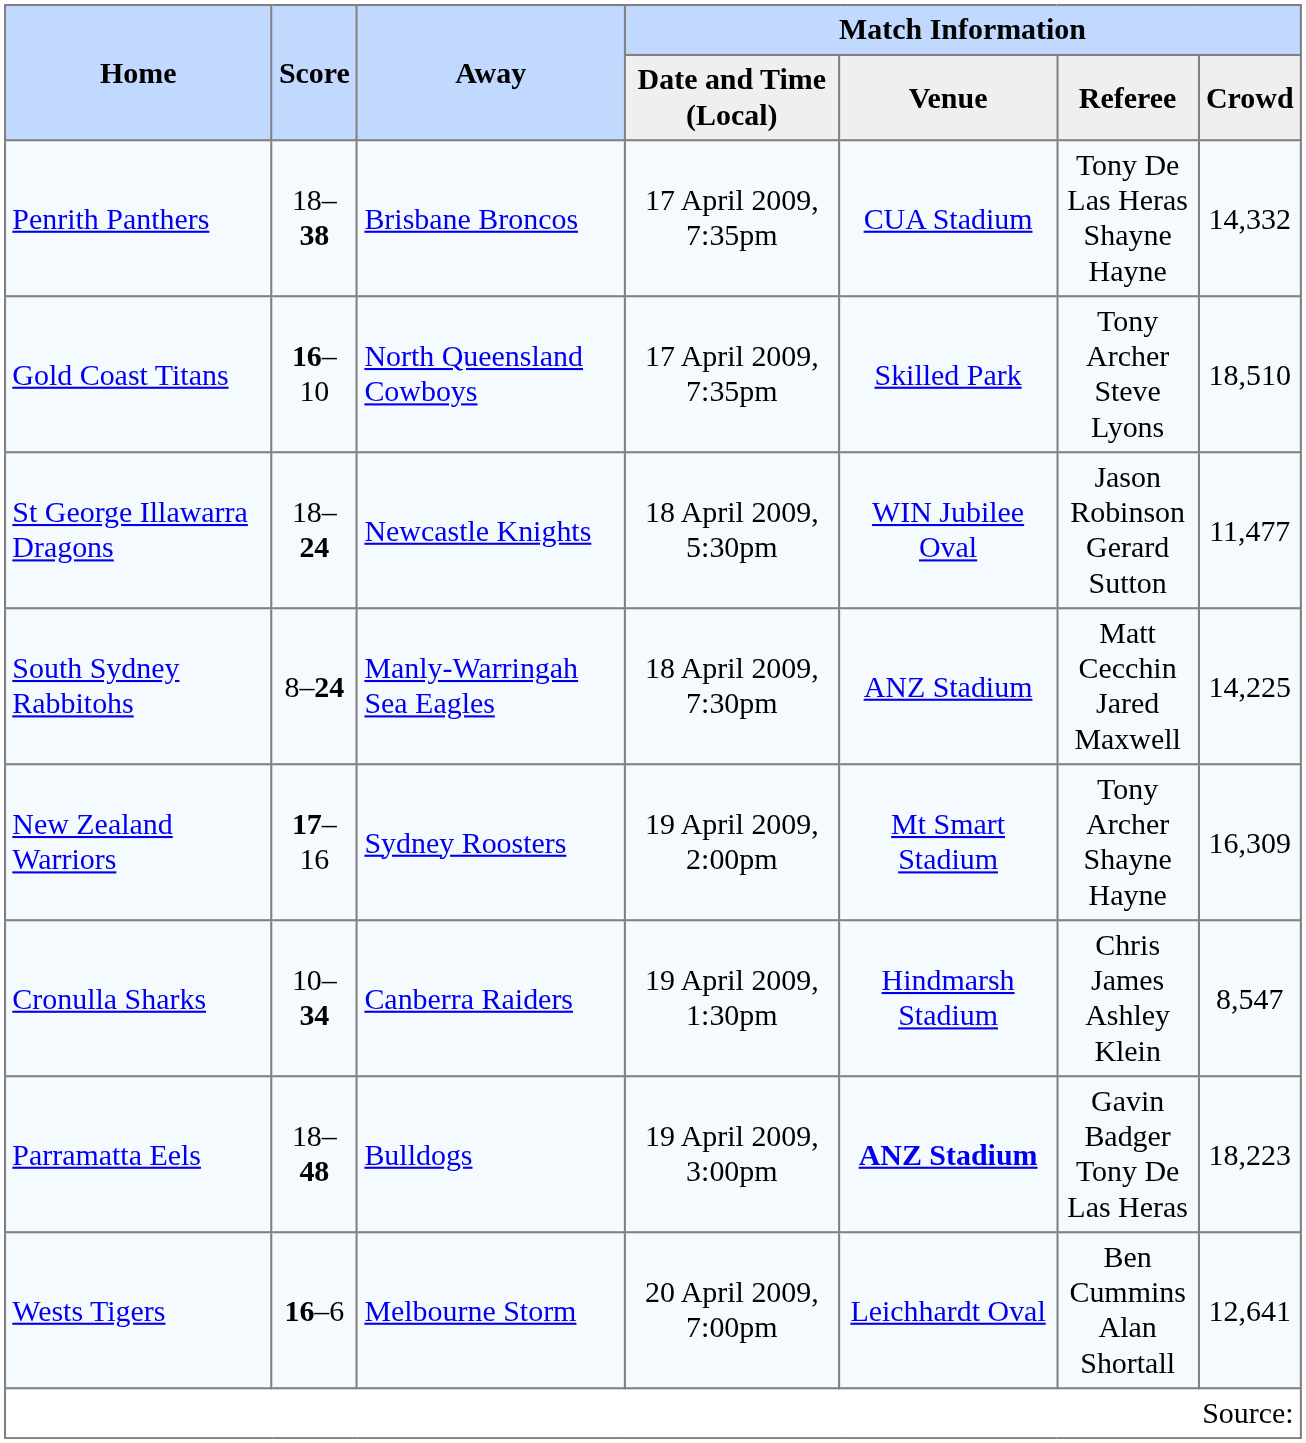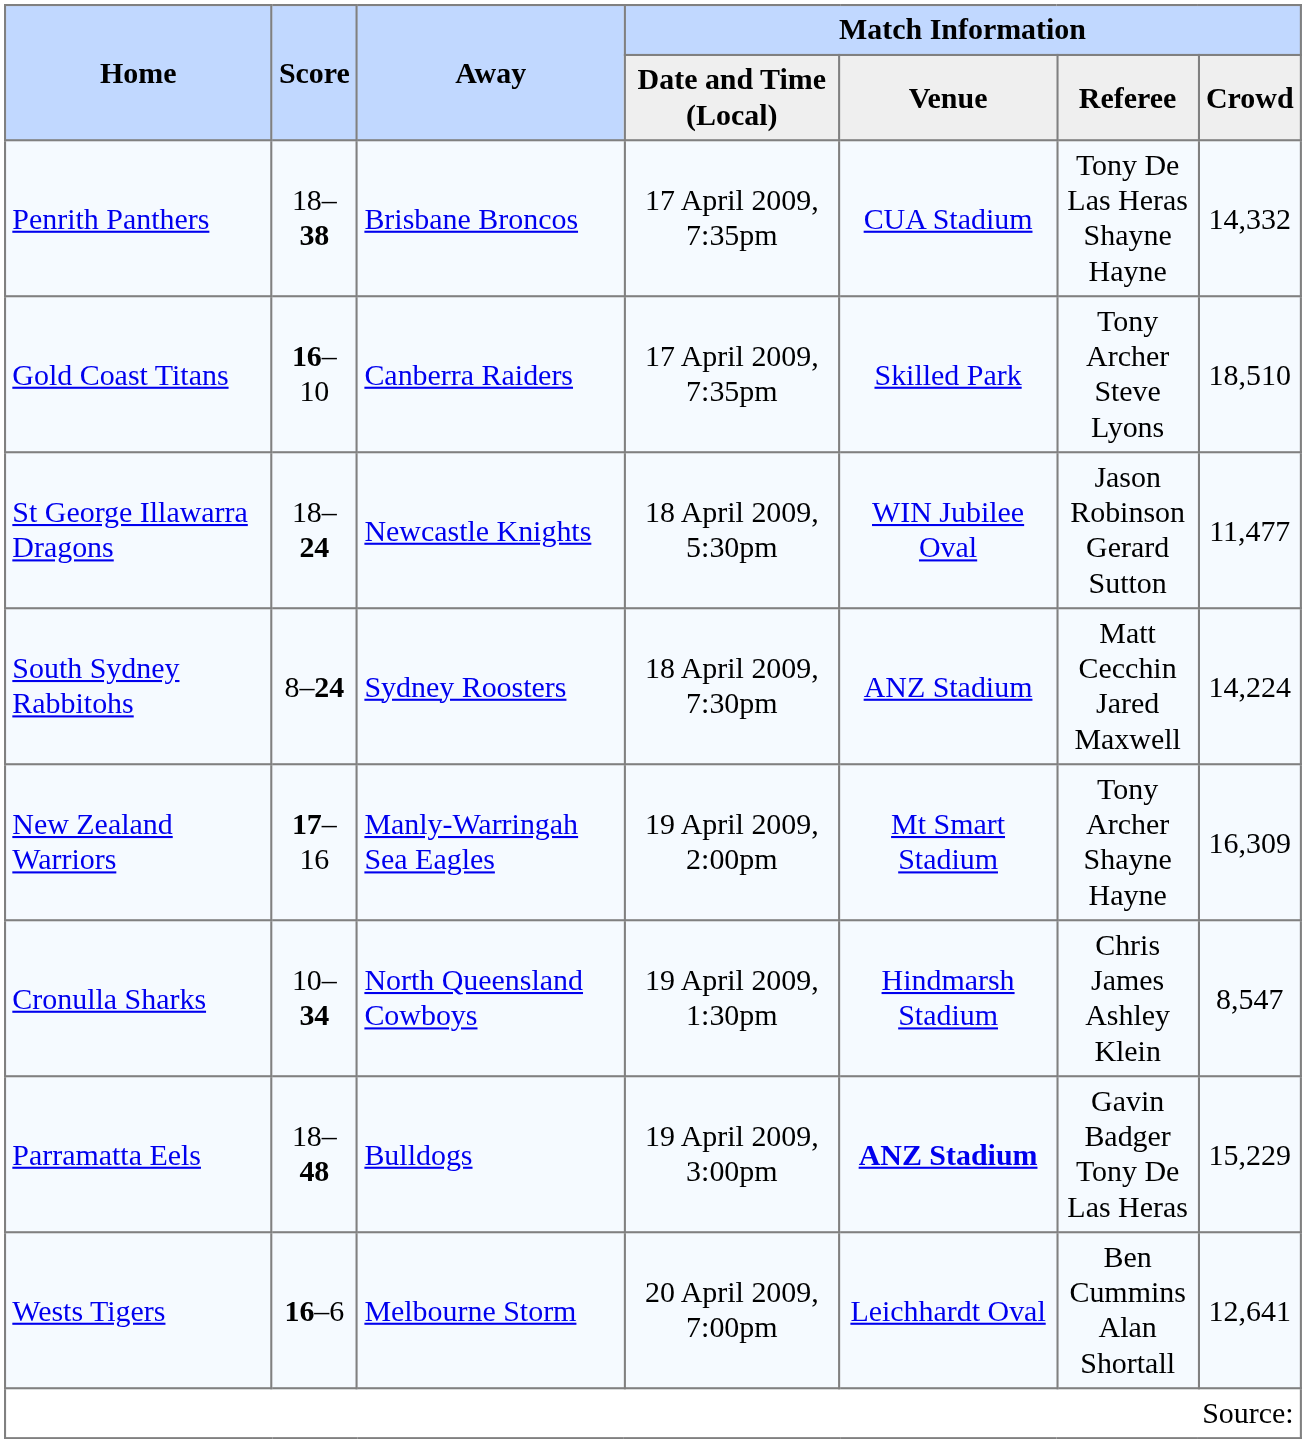(474, 373) North Queensland Cowboys -> (469, 373) Canberra Raiders
(471, 685) Manly-Warringah Sea Eagles -> (465, 685) Sydney Roosters
(1250, 685) 14,225 -> (1250, 685) 14,224
(465, 841) Sydney Roosters -> (471, 841) Manly-Warringah Sea Eagles
(469, 997) Canberra Raiders -> (474, 997) North Queensland Cowboys
(1250, 1153) 18,223 -> (1250, 1153) 15,229
